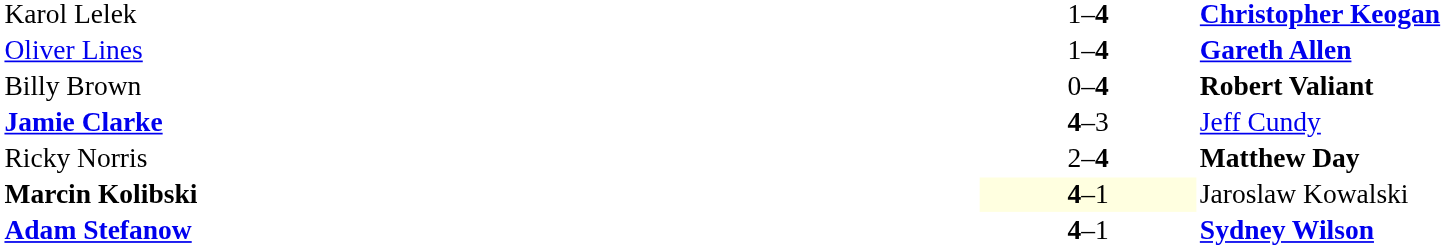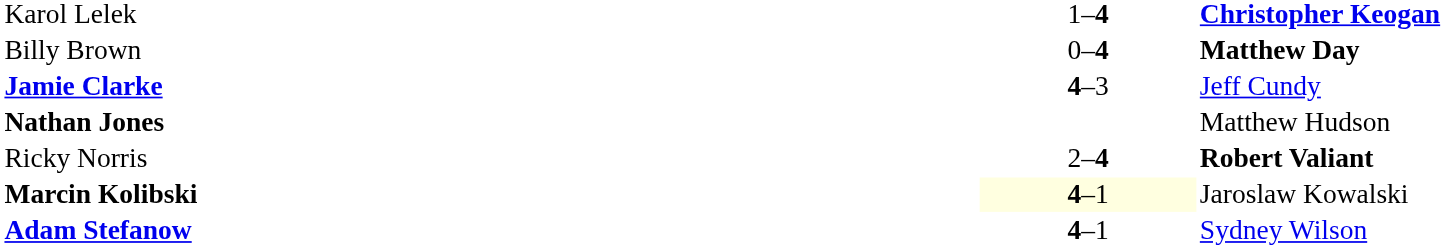- row: (74, 49)
(1287, 85) Robert Valiant -> (1280, 49) Matthew Day
+ row: (84, 122)
(1280, 158) Matthew Day -> (1287, 158) Robert Valiant
(1287, 230) bold -> (1284, 230) normal
